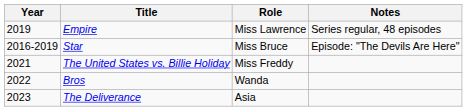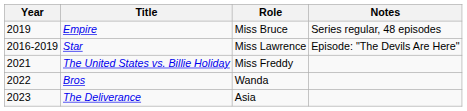(271, 30) Miss Lawrence -> (261, 30) Miss Bruce
(261, 47) Miss Bruce -> (271, 47) Miss Lawrence
